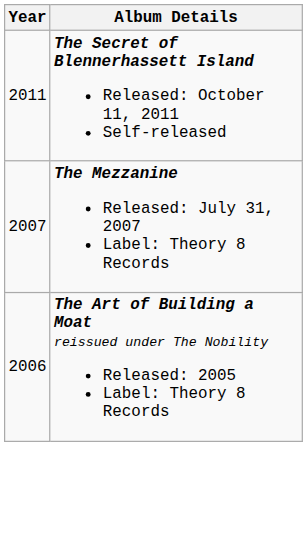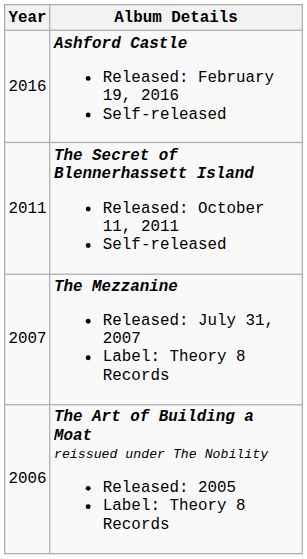+ row: (176, 79)
